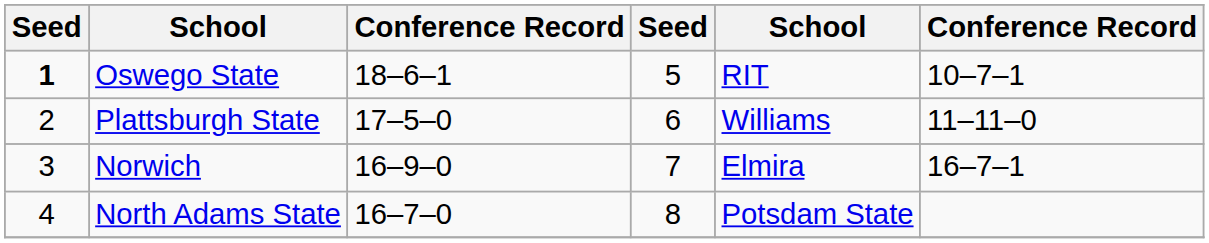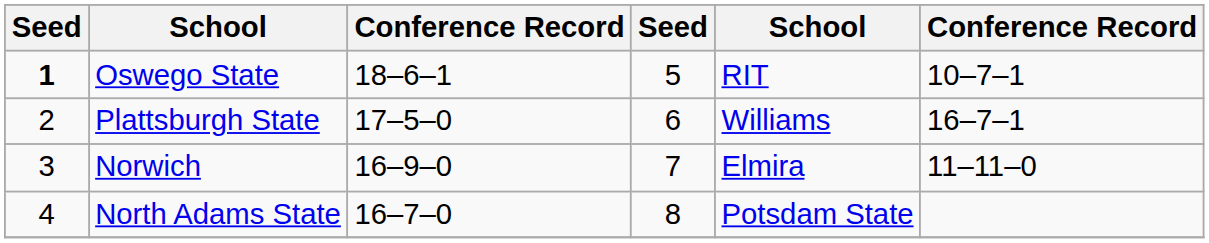(982, 120) 11–11–0 -> (976, 120) 16–7–1
(976, 167) 16–7–1 -> (982, 167) 11–11–0
